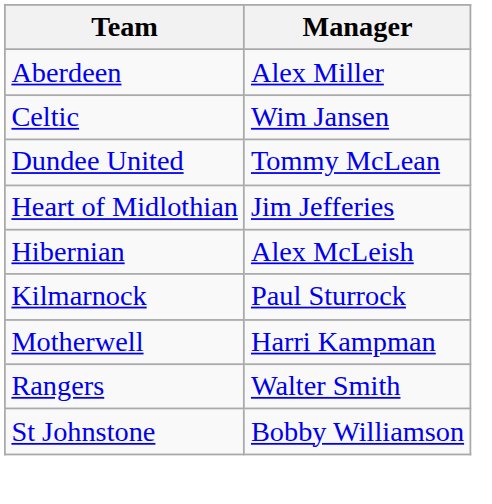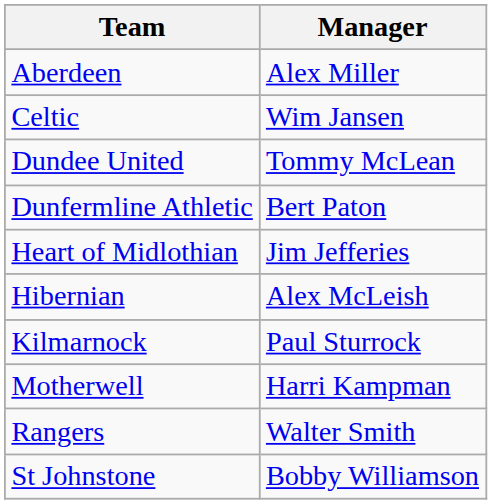+ row: (132, 206)
